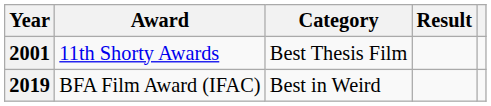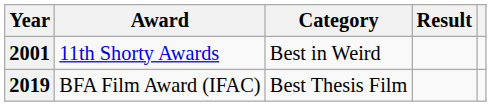(339, 52) Best Thesis Film -> (325, 52) Best in Weird
(325, 85) Best in Weird -> (339, 85) Best Thesis Film
